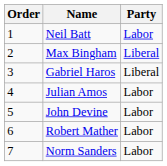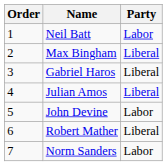(138, 92) Labor -> (141, 92) Liberal
(138, 131) Labor -> (141, 131) Liberal
